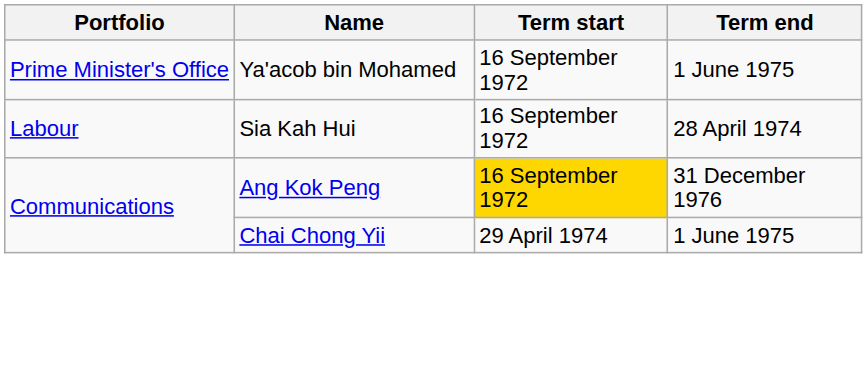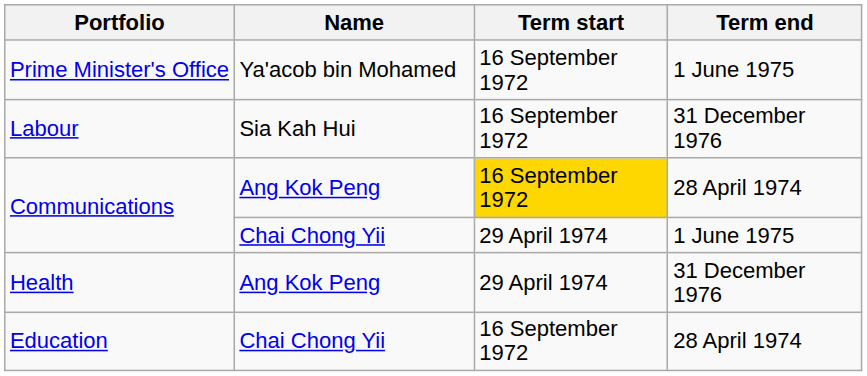(737, 129) 28 April 1974 -> (739, 129) 31 December 1976
(739, 188) 31 December 1976 -> (737, 188) 28 April 1974
+ row: (42, 282)
+ row: (59, 342)
